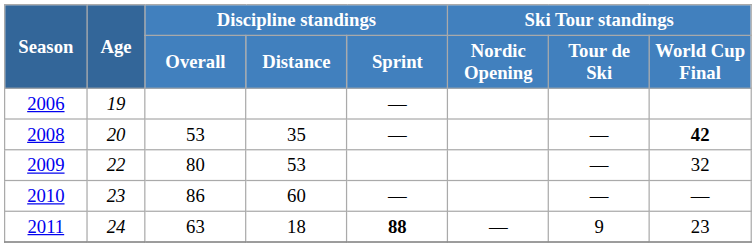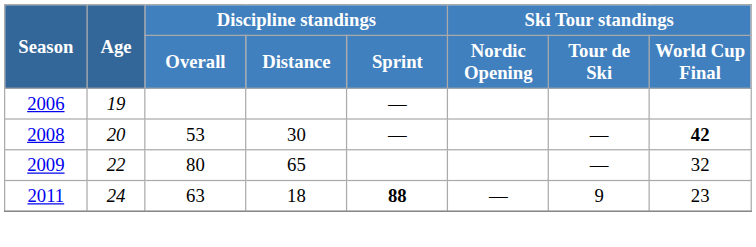(296, 134) 35 -> (296, 134) 30
(296, 165) 53 -> (296, 165) 65
- row: (46, 196)
